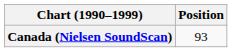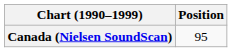(201, 36) 93 -> (201, 36) 95
